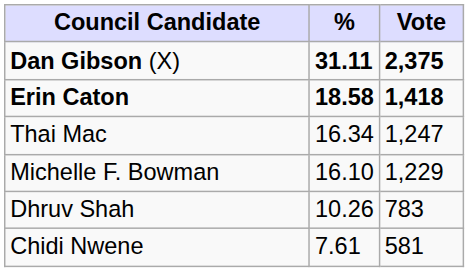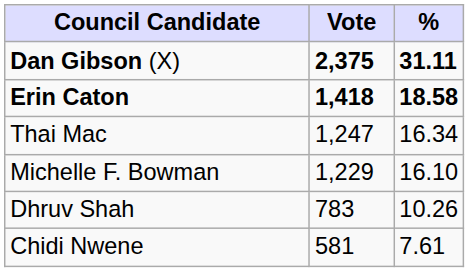columns swapped: (421, 23) <-> (344, 23)
